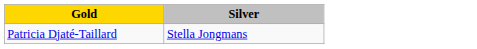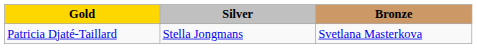+ column: (394, 14)
